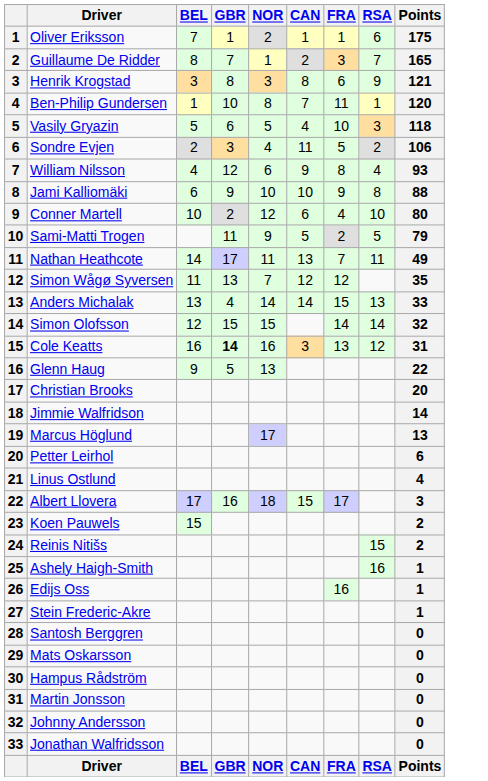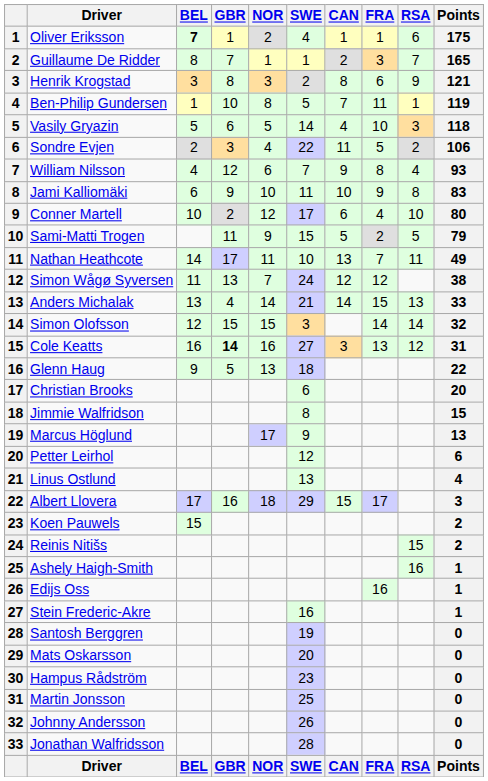+ column: (306, 15)
(194, 37) normal -> (194, 37) bold
(420, 103) 120 -> (459, 103) 119
(420, 192) 88 -> (459, 192) 83
(420, 280) 35 -> (459, 280) 38
(420, 413) 14 -> (459, 413) 15
